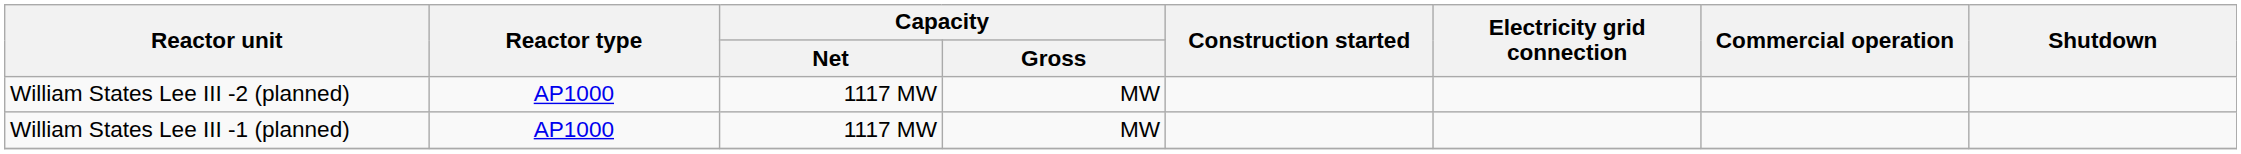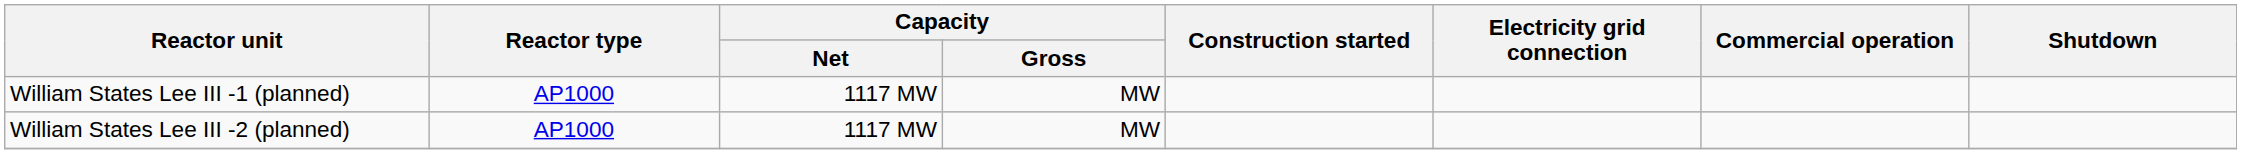rows swapped: (180, 129) <-> (180, 93)
